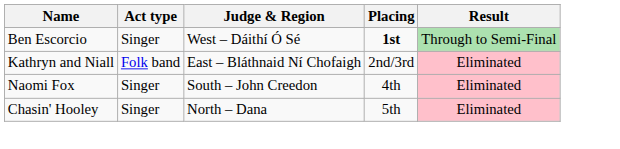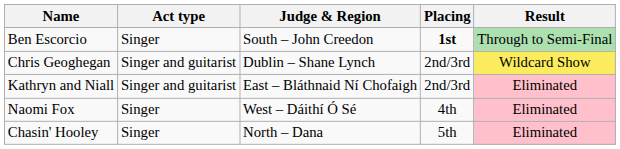(244, 39) West – Dáithí Ó Sé -> (308, 39) South – John Creedon
+ row: (59, 62)
(151, 62) Folk band -> (179, 86) Singer and guitarist
(252, 86) South – John Creedon -> (300, 109) West – Dáithí Ó Sé
